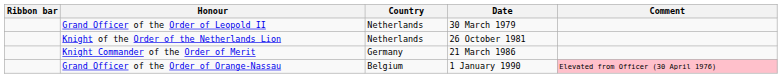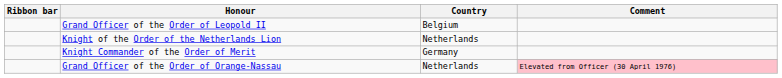- column: (502, 11)
(395, 25) Netherlands -> (440, 25) Belgium
(385, 66) Belgium -> (450, 66) Netherlands
